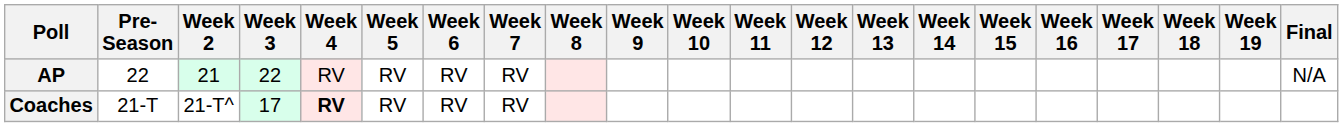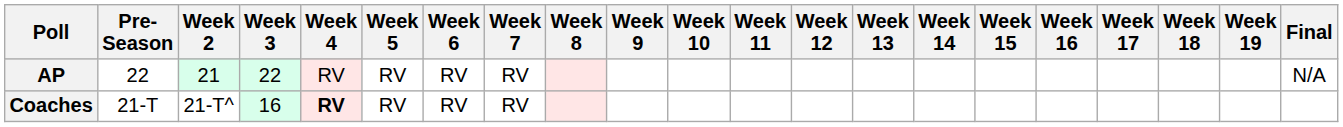(270, 106) 17 -> (270, 106) 16
